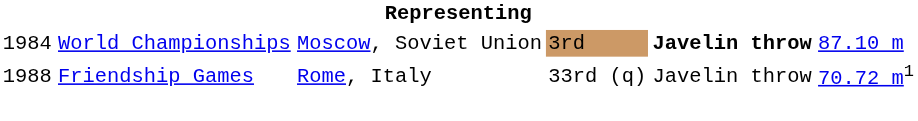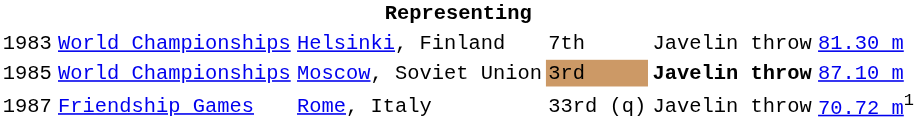+ row: (401, 43)
(27, 43) 1984 -> (27, 73) 1985
(27, 76) 1988 -> (27, 106) 1987
